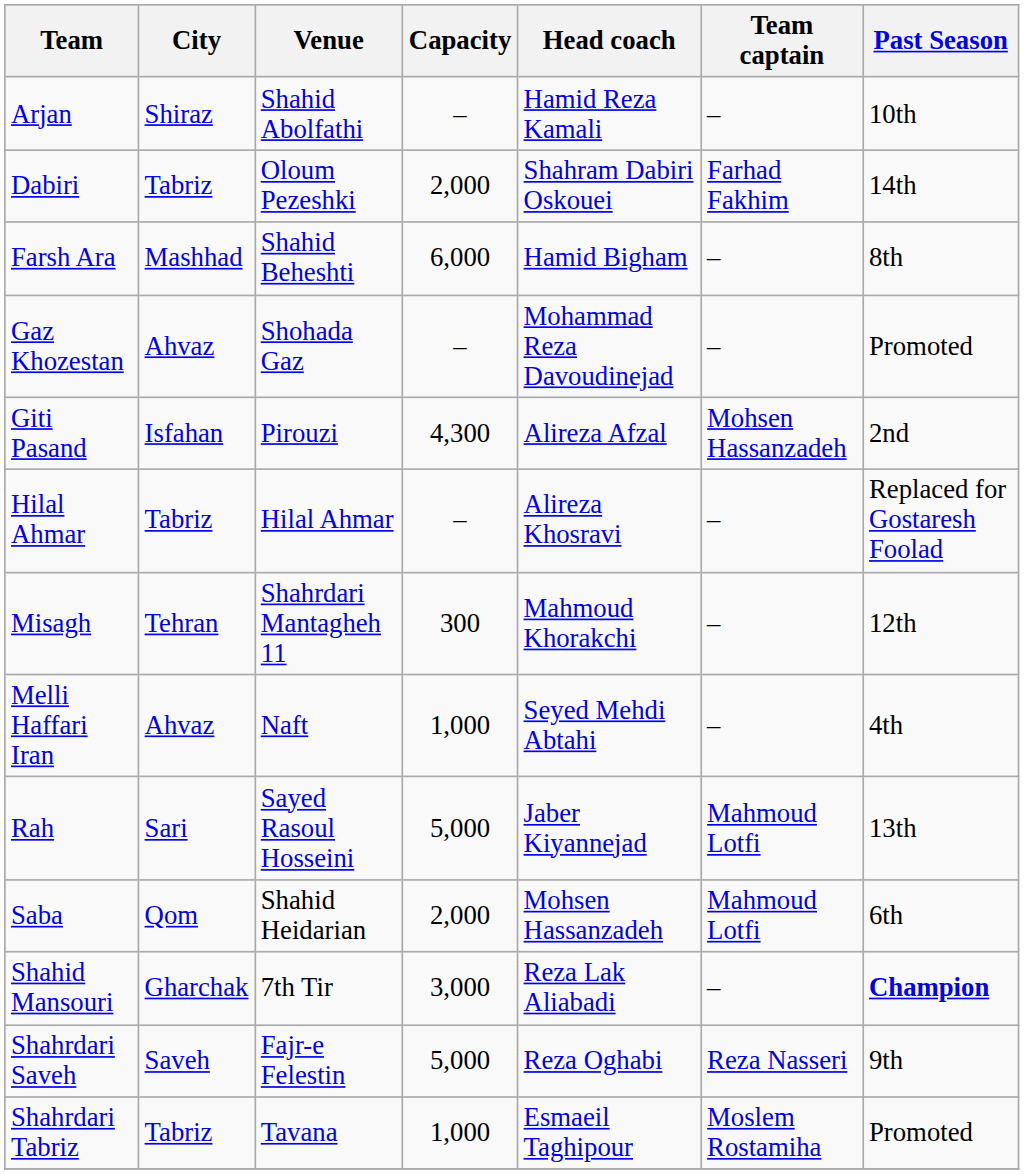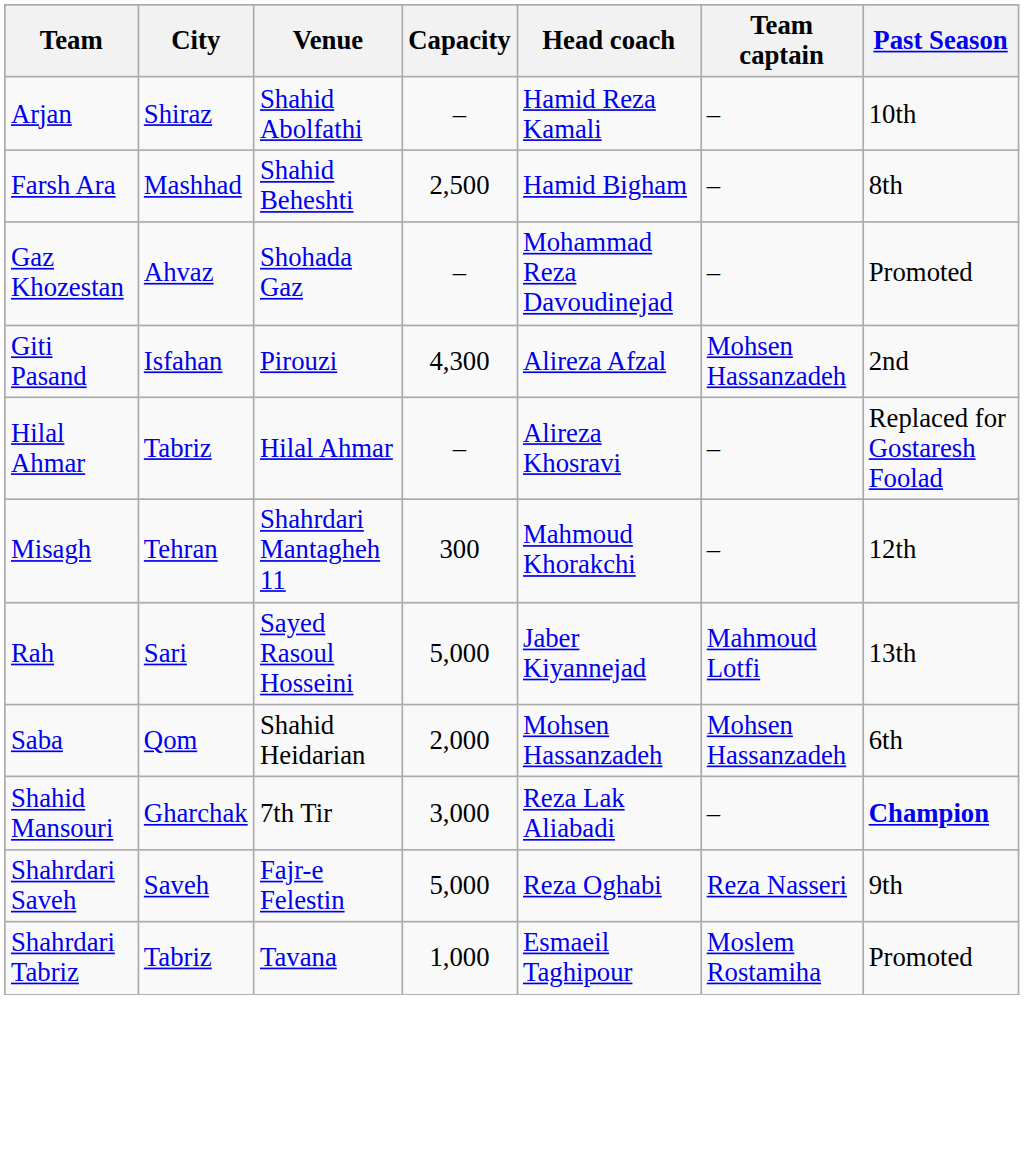- row: (45, 185)
(460, 258) 6,000 -> (459, 185) 2,500
- row: (49, 725)
(762, 915) Mahmoud Lotfi -> (776, 740) Mohsen Hassanzadeh
